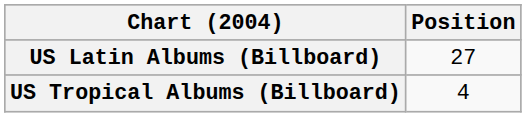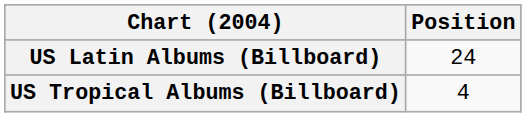(463, 58) 27 -> (463, 58) 24
